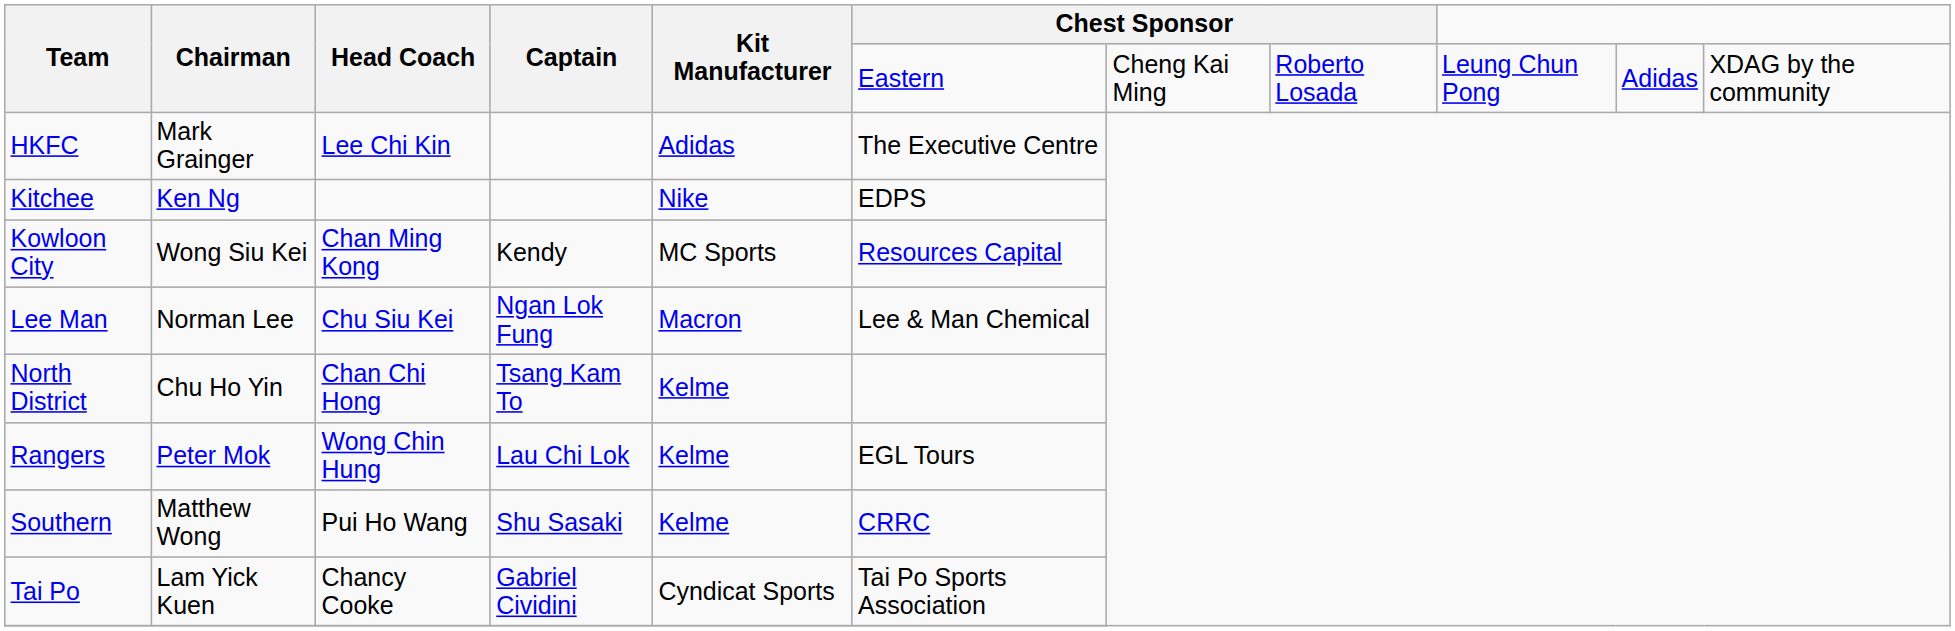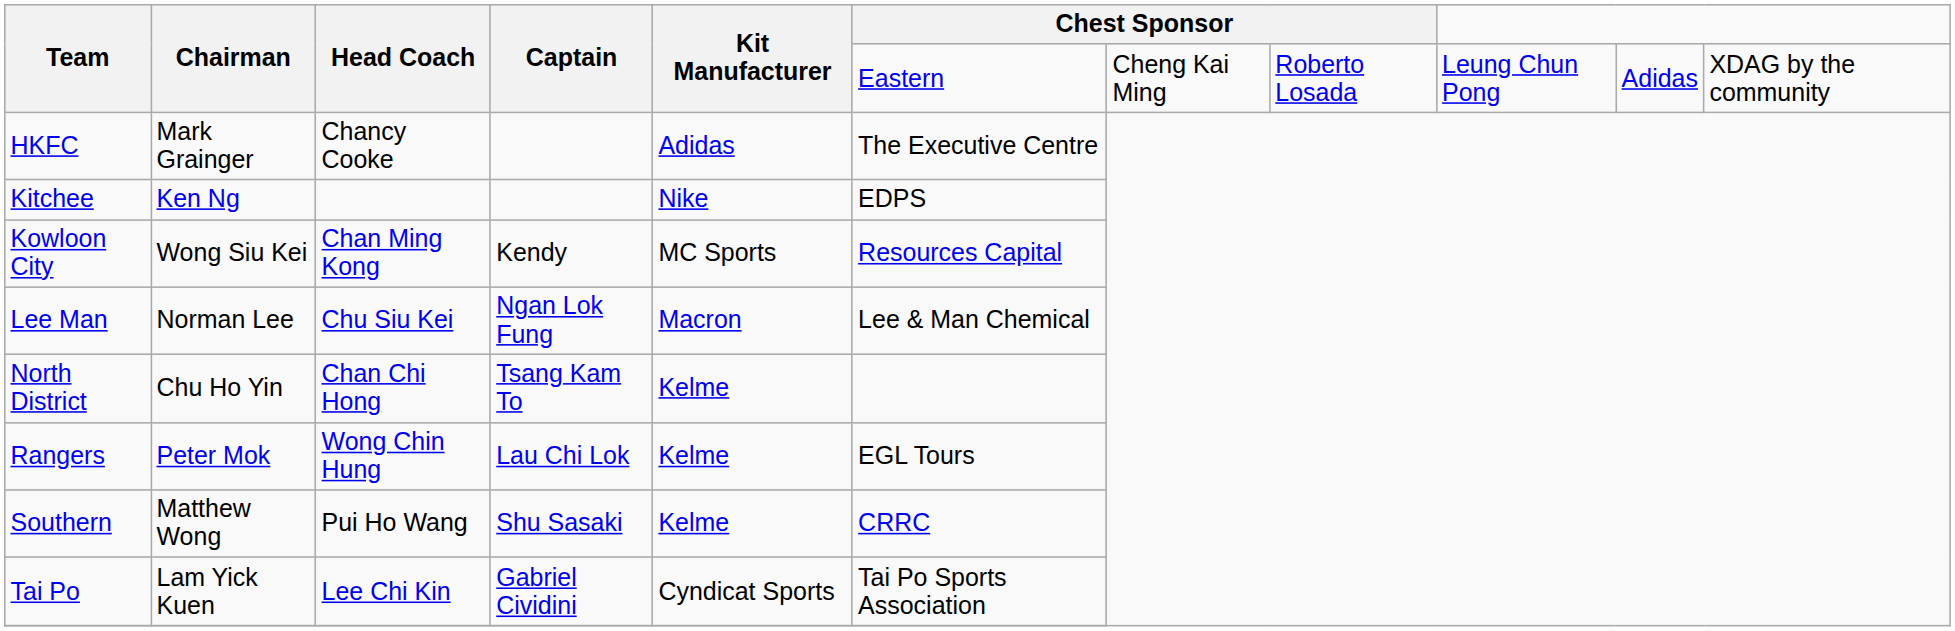(386, 145) Lee Chi Kin -> (364, 145) Chancy Cooke
(364, 591) Chancy Cooke -> (386, 591) Lee Chi Kin
